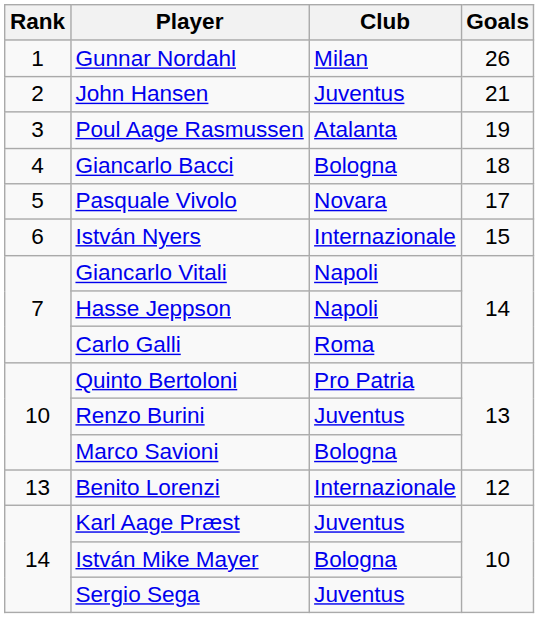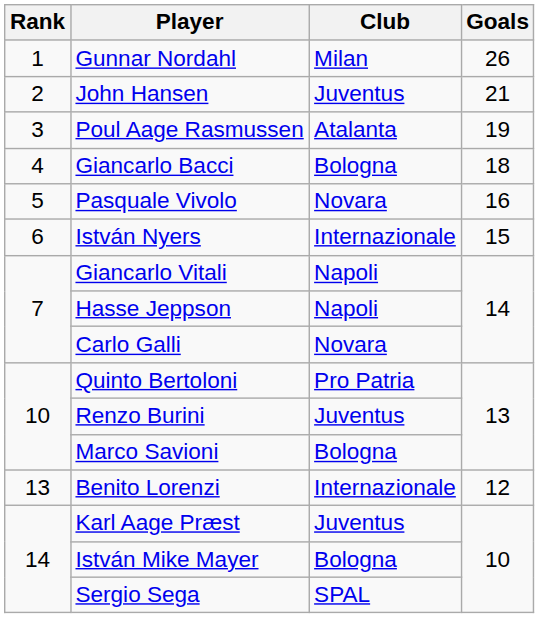(498, 201) 17 -> (498, 201) 16
(344, 344) Roma -> (350, 344) Novara
(359, 594) Juventus -> (342, 594) SPAL
